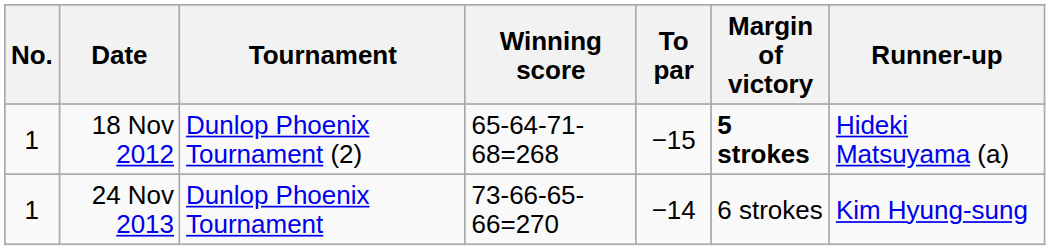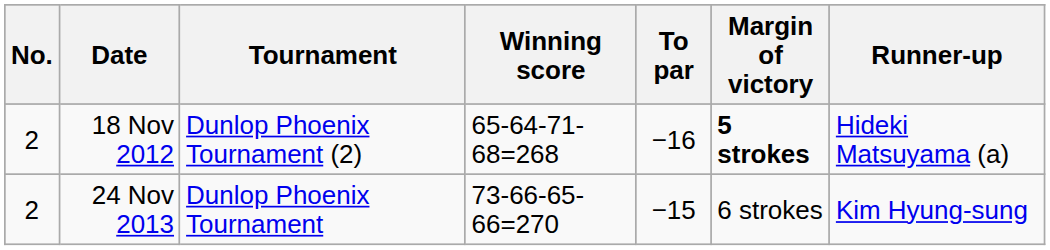(32, 139) 1 -> (32, 139) 2
(674, 139) −15 -> (674, 139) −16
(32, 210) 1 -> (32, 210) 2
(674, 210) −14 -> (674, 210) −15
